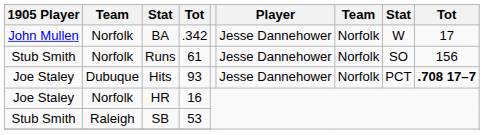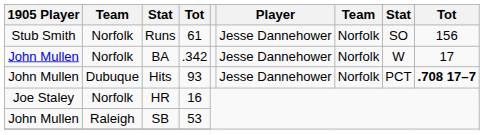rows swapped: (160, 35) <-> (160, 56)
(44, 77) Joe Staley -> (44, 77) John Mullen
(44, 118) Stub Smith -> (44, 118) John Mullen
